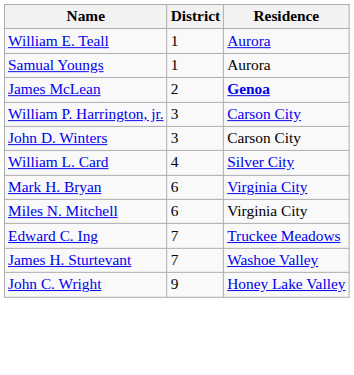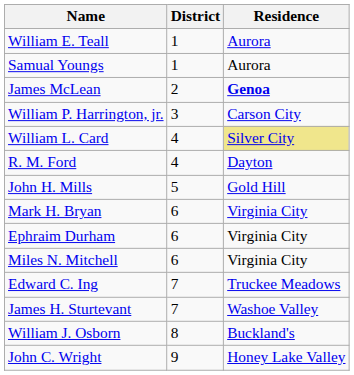- row: (58, 138)
(261, 162) no background -> (261, 138) khaki background
+ row: (42, 162)
+ row: (50, 187)
+ row: (62, 235)
+ row: (64, 333)
